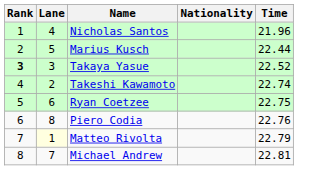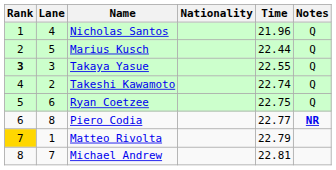+ column: (312, 13)
(274, 67) 22.52 -> (274, 67) 22.55
(274, 120) 22.76 -> (274, 120) 22.77
(20, 138) no background -> (20, 138) gold background
(52, 138) lightyellow background -> (52, 138) no background
